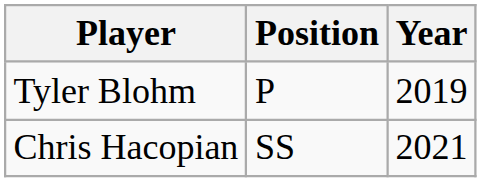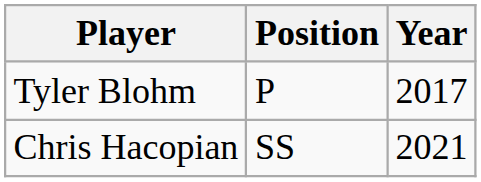(432, 90) 2019 -> (432, 90) 2017
